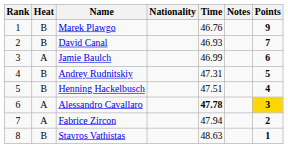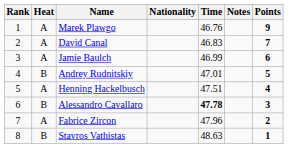(44, 27) B -> (44, 27) A
(44, 43) B -> (44, 43) A
(211, 43) 46.93 -> (211, 43) 46.83
(211, 74) 47.31 -> (211, 74) 47.01
(44, 89) B -> (44, 89) A
(44, 105) A -> (44, 105) B
(268, 105) gold background -> (268, 105) no background
(211, 120) 47.94 -> (211, 120) 47.96
